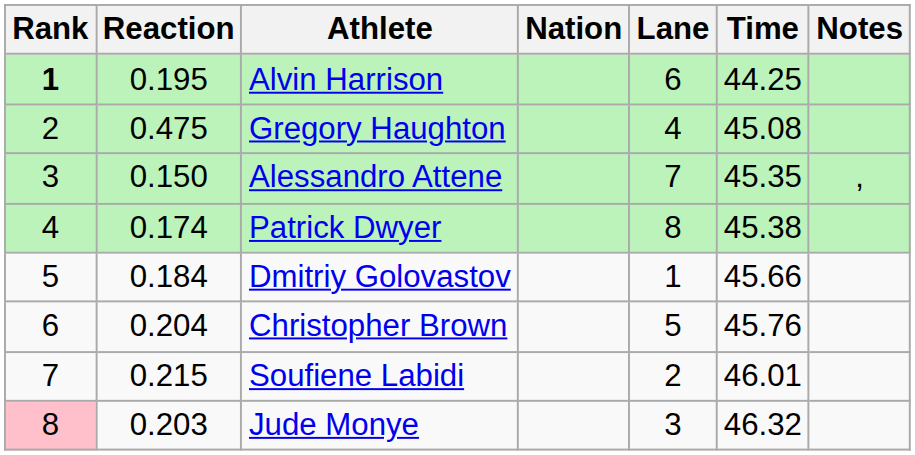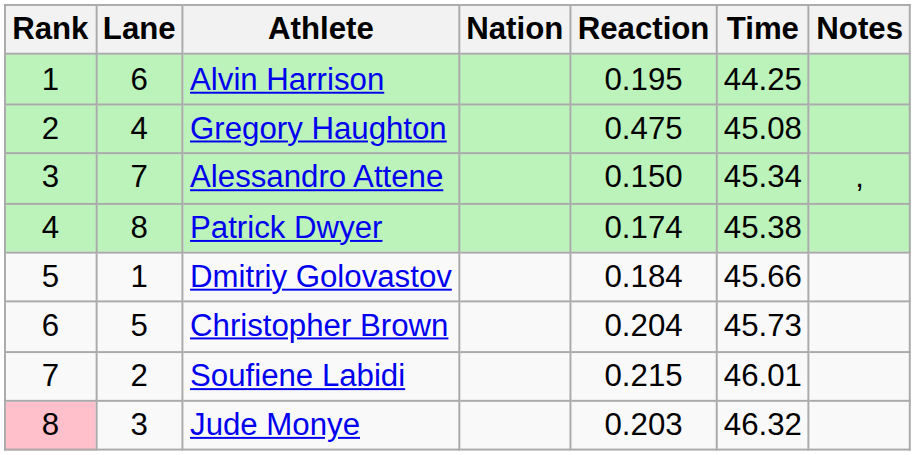columns swapped: (673, 29) <-> (169, 29)
(50, 78) bold -> (50, 78) normal
(763, 177) 45.35 -> (763, 177) 45.34
(763, 326) 45.76 -> (763, 326) 45.73
